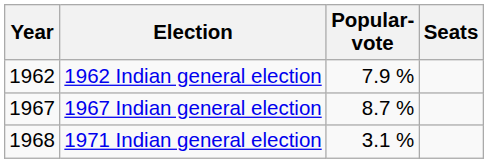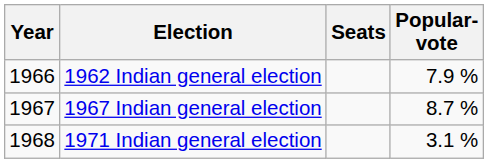columns swapped: (373, 32) <-> (451, 32)
(32, 76) 1962 -> (32, 76) 1966
